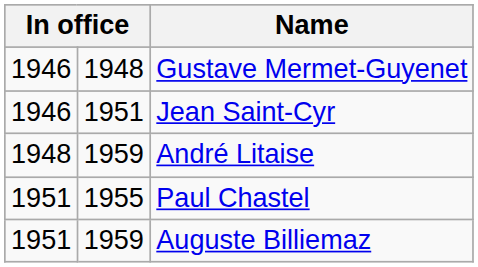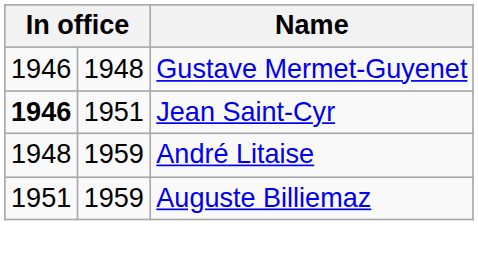(41, 111) normal -> (41, 111) bold
- row: (233, 197)
